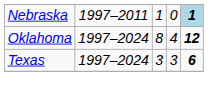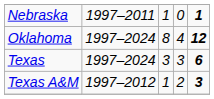(192, 15) lightblue background -> (199, 15) no background
+ row: (43, 82)
